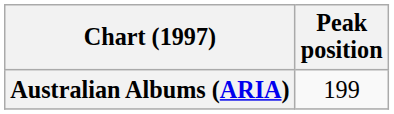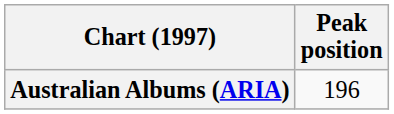(342, 89) 199 -> (342, 89) 196
